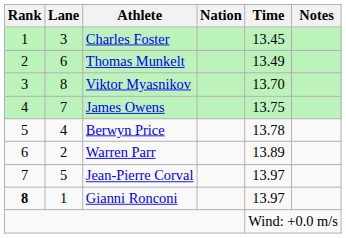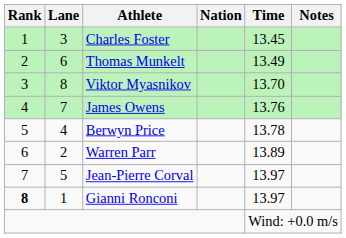(268, 107) 13.75 -> (268, 107) 13.76
